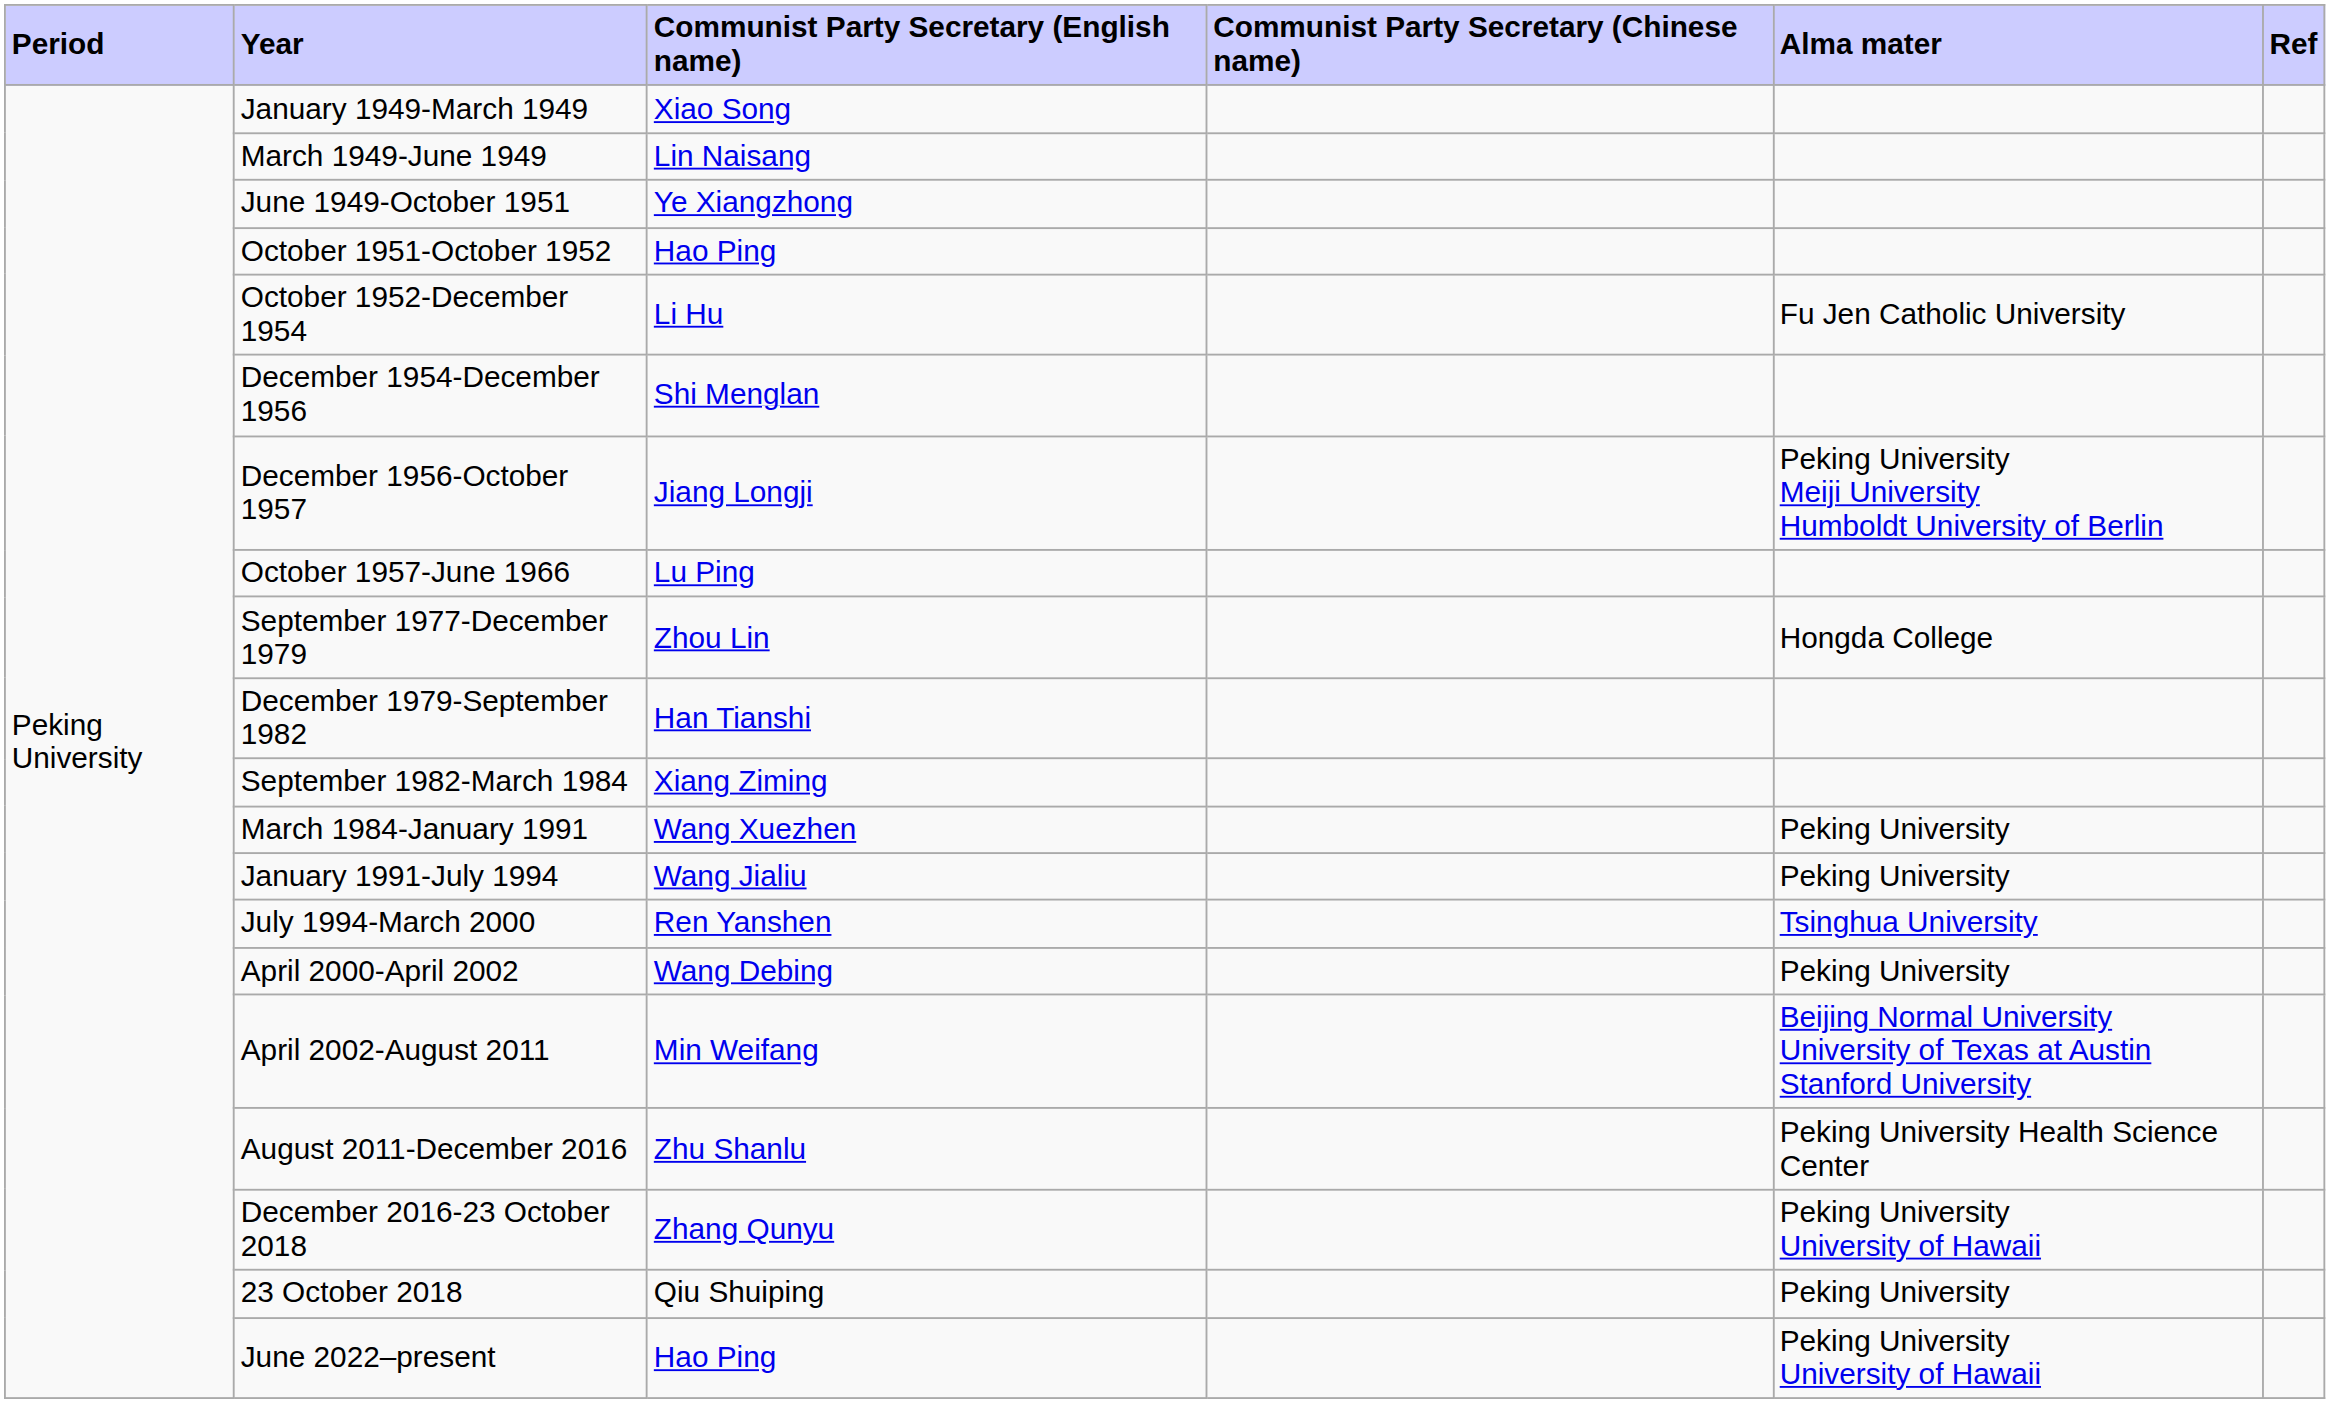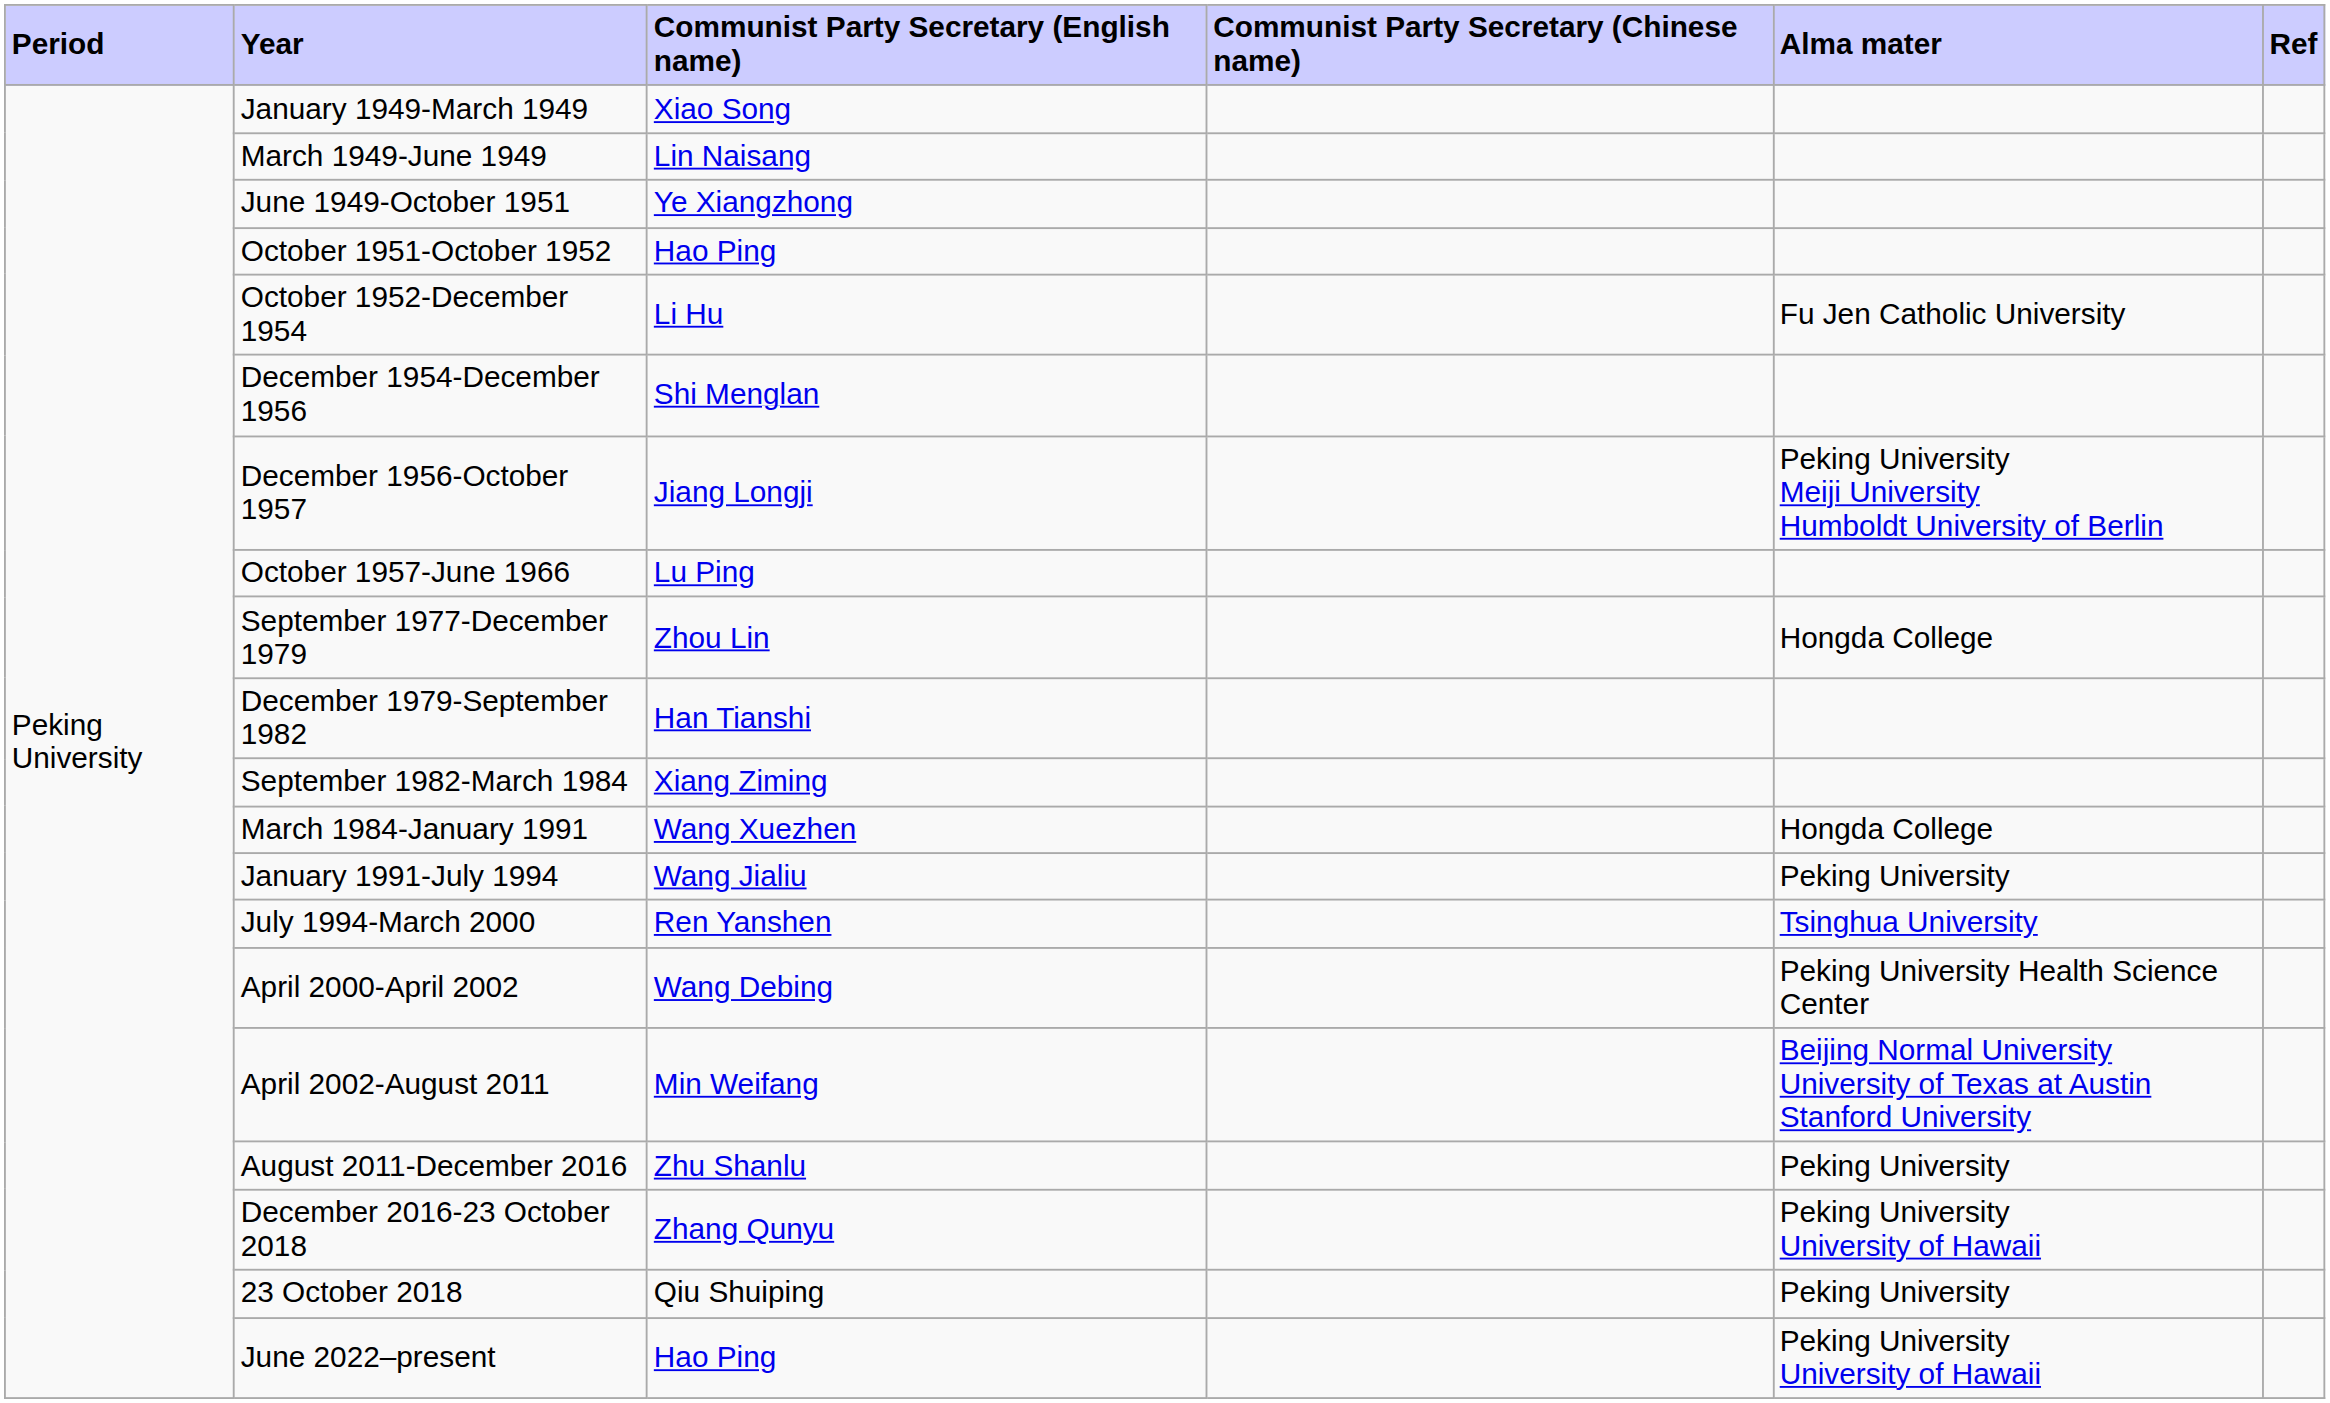(1895, 828) Peking University -> (1886, 828) Hongda College
(1895, 970) Peking University -> (1999, 987) Peking University Health Science Center
(1999, 1148) Peking University Health Science Center -> (1895, 1165) Peking University
